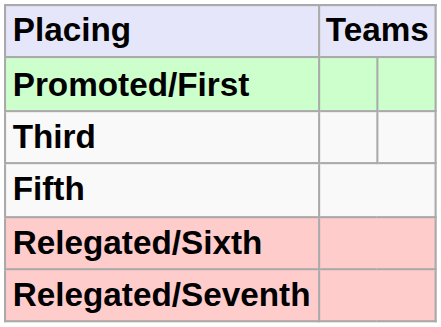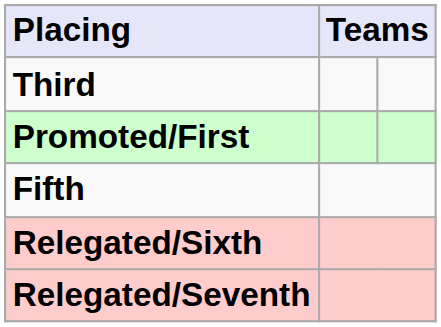rows swapped: (131, 83) <-> (54, 136)
